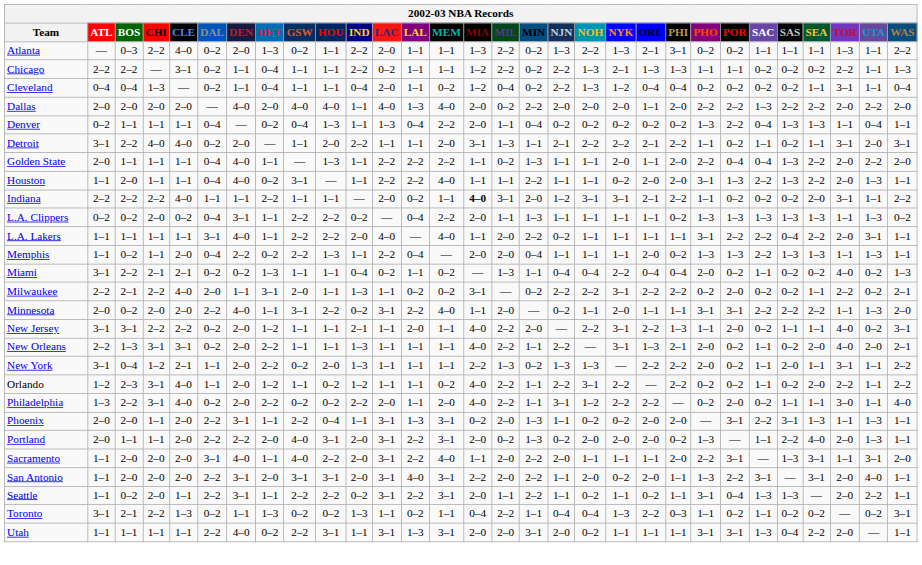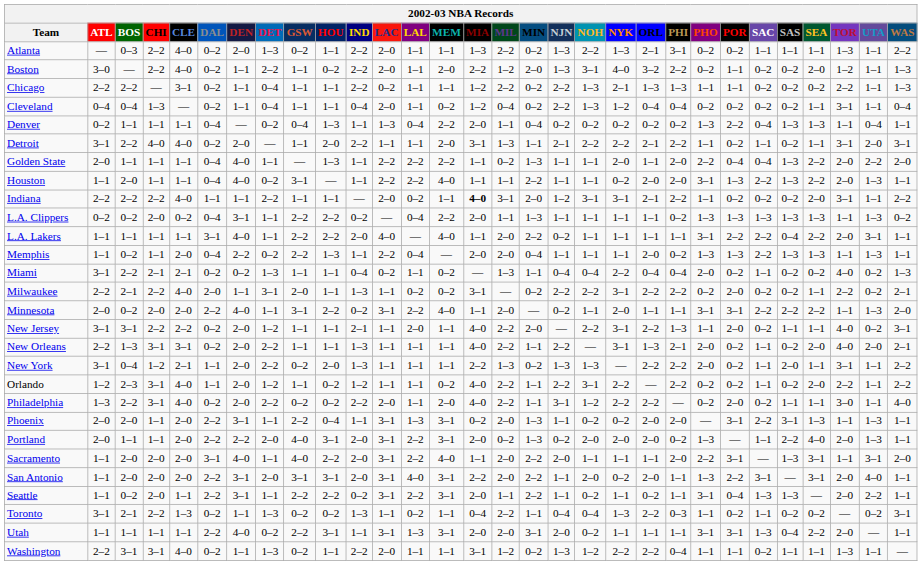+ row: (23, 69)
- row: (21, 106)
+ row: (34, 551)
